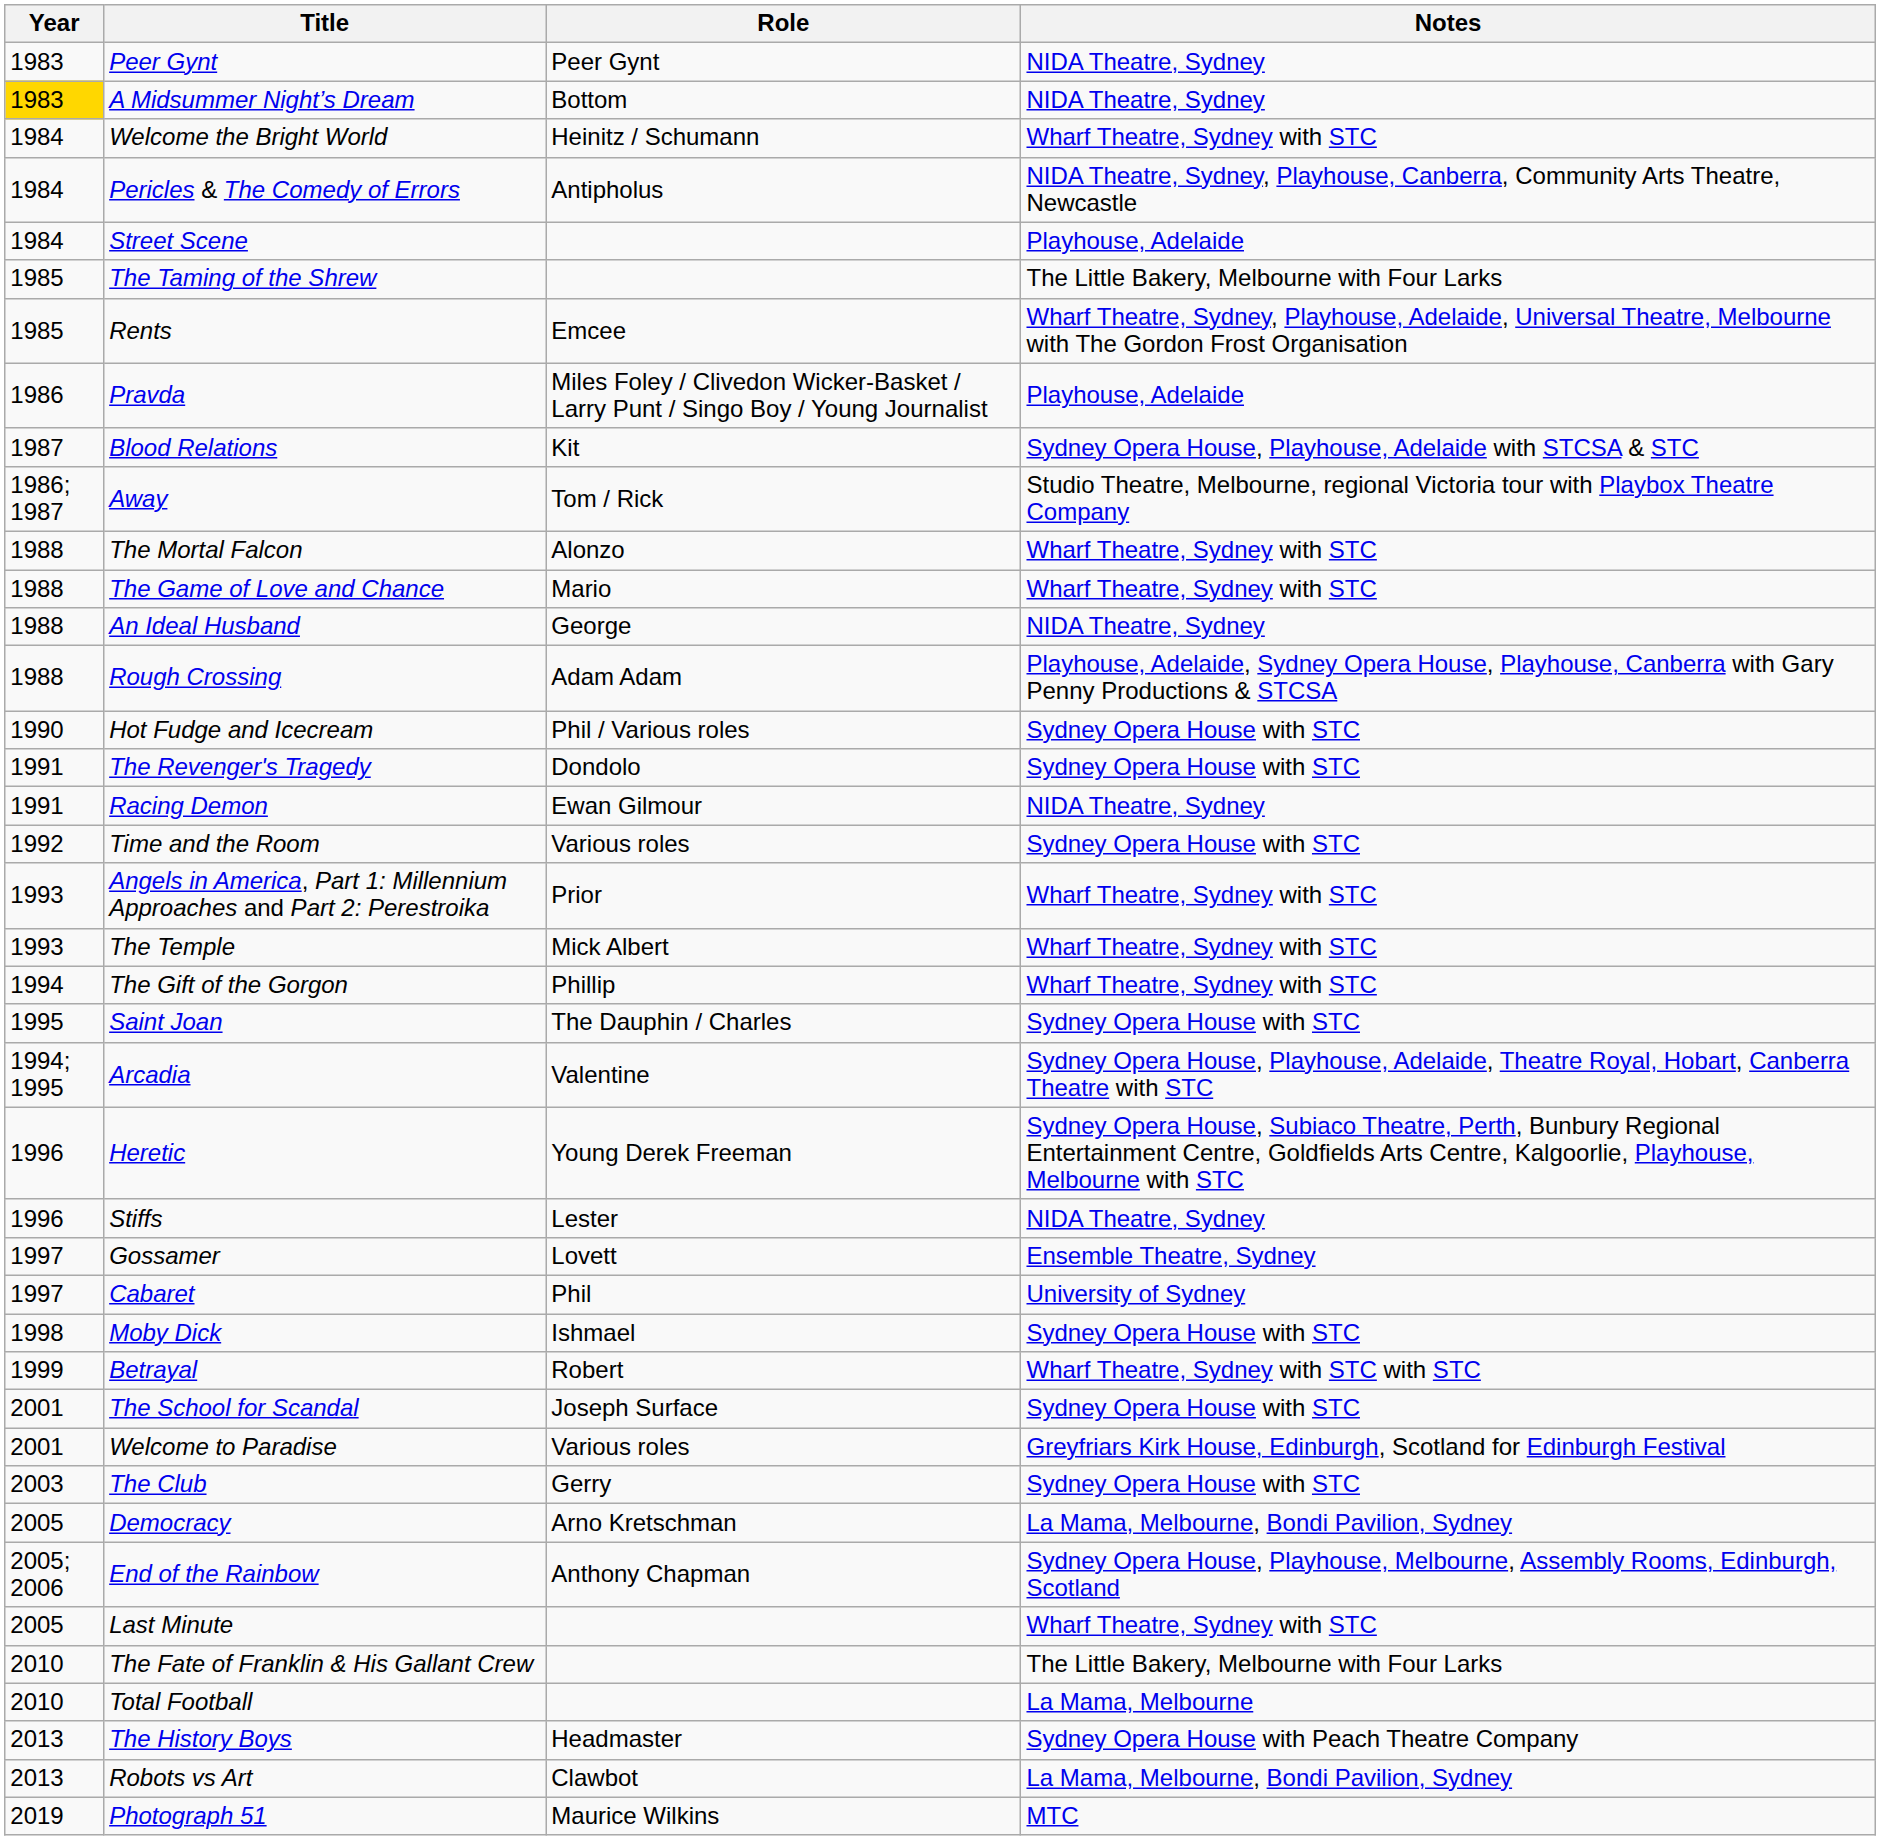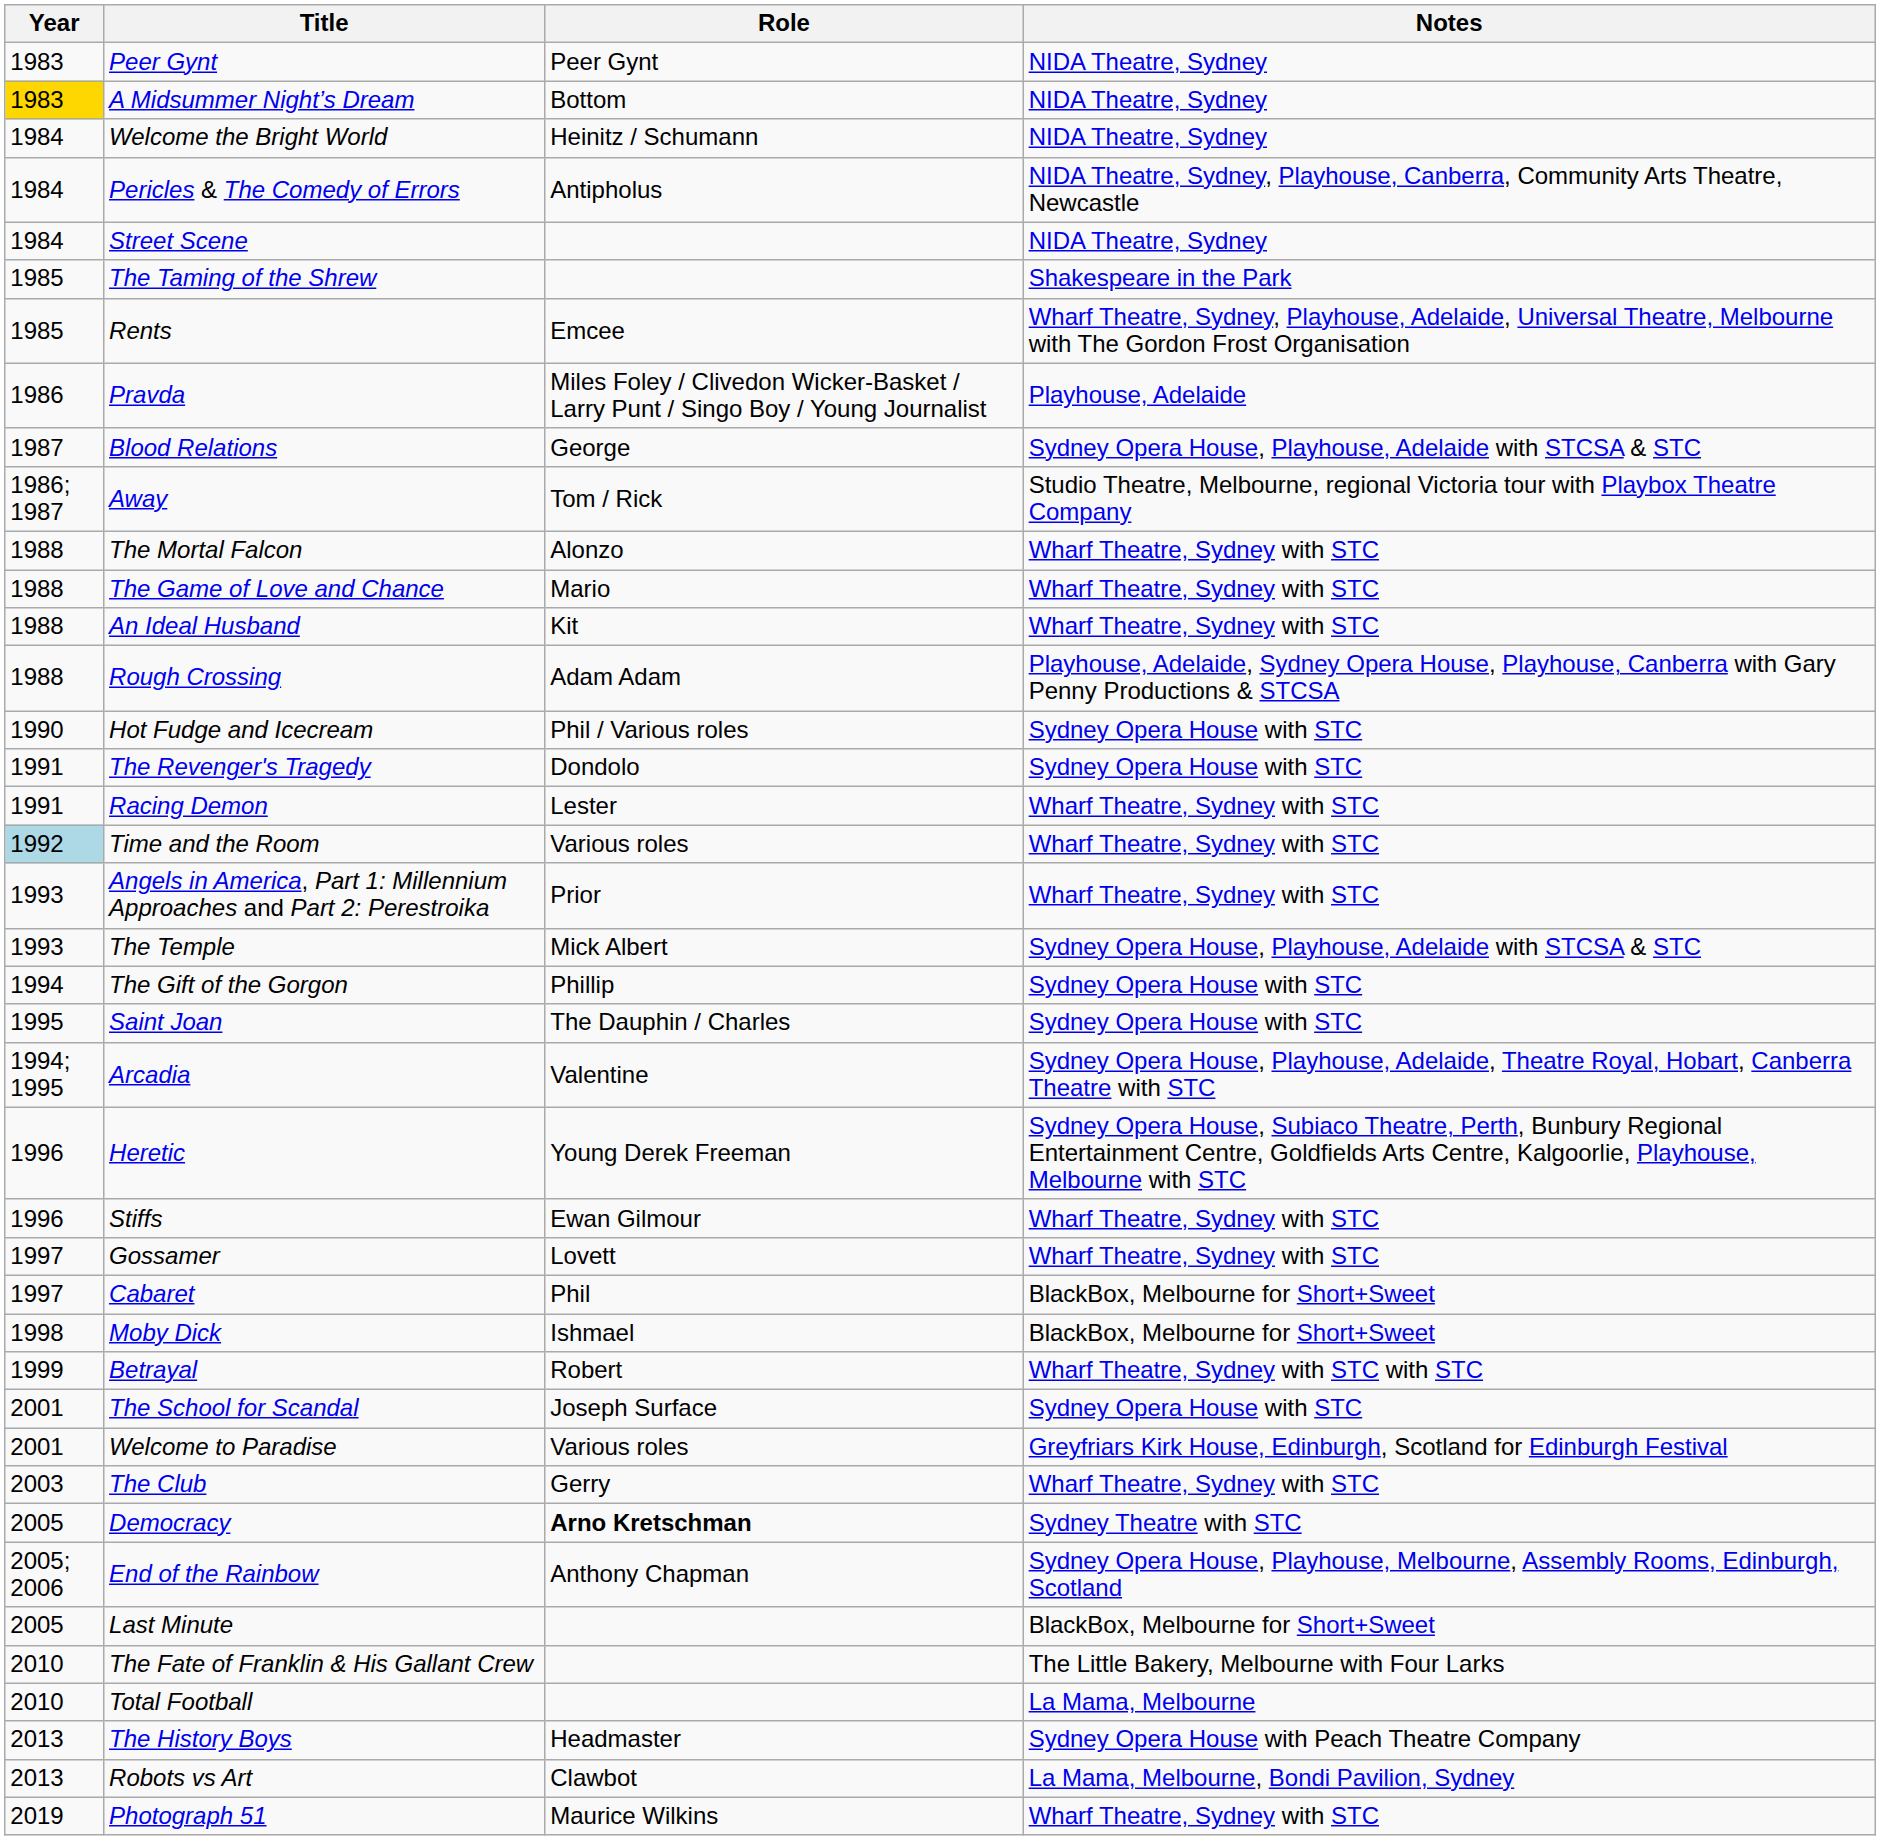(1202, 137) Wharf Theatre, Sydney with STC -> (1148, 137) NIDA Theatre, Sydney
(1135, 240) Playhouse, Adelaide -> (1148, 240) NIDA Theatre, Sydney
(1264, 278) The Little Bakery, Melbourne with Four Larks -> (1160, 278) Shakespeare in the Park
(565, 447) Kit -> (590, 447) George
(591, 626) George -> (564, 626) Kit
(1146, 626) NIDA Theatre, Sydney -> (1204, 626) Wharf Theatre, Sydney with STC
(627, 805) Ewan Gilmour -> (584, 805) Lester
(1146, 805) NIDA Theatre, Sydney -> (1204, 805) Wharf Theatre, Sydney with STC
(37, 843) no background -> (37, 843) lightblue background
(1193, 843) Sydney Opera House with STC -> (1204, 843) Wharf Theatre, Sydney with STC
(1202, 946) Wharf Theatre, Sydney with STC -> (1365, 946) Sydney Opera House, Playhouse, Adelaide with STCSA & STC
(1202, 984) Wharf Theatre, Sydney with STC -> (1195, 984) Sydney Opera House with STC
(585, 1218) Lester -> (626, 1218) Ewan Gilmour
(1146, 1218) NIDA Theatre, Sydney -> (1204, 1218) Wharf Theatre, Sydney with STC
(1171, 1256) Ensemble Theatre, Sydney -> (1204, 1256) Wharf Theatre, Sydney with STC
(1136, 1294) University of Sydney -> (1232, 1294) BlackBox, Melbourne for Short+Sweet
(1193, 1332) Sydney Opera House with STC -> (1232, 1332) BlackBox, Melbourne for Short+Sweet
(1193, 1484) Sydney Opera House with STC -> (1204, 1484) Wharf Theatre, Sydney with STC
(644, 1522) normal -> (651, 1522) bold
(1269, 1522) La Mama, Melbourne, Bondi Pavilion, Sydney -> (1165, 1522) Sydney Theatre with STC
(1202, 1625) Wharf Theatre, Sydney with STC -> (1232, 1625) BlackBox, Melbourne for Short+Sweet
(1052, 1816) MTC -> (1204, 1816) Wharf Theatre, Sydney with STC
